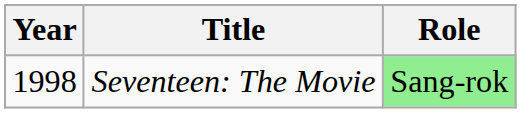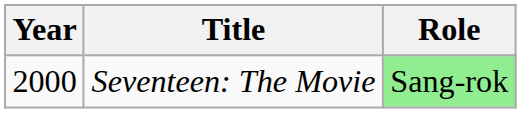(45, 81) 1998 -> (45, 81) 2000
